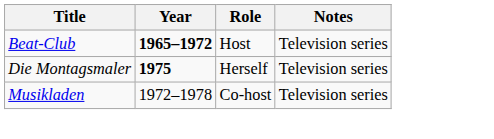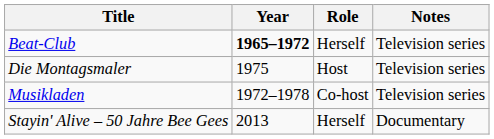(235, 43) Host -> (341, 43) Herself
(155, 69) bold -> (252, 69) normal
(244, 69) Herself -> (332, 69) Host
+ row: (118, 120)
